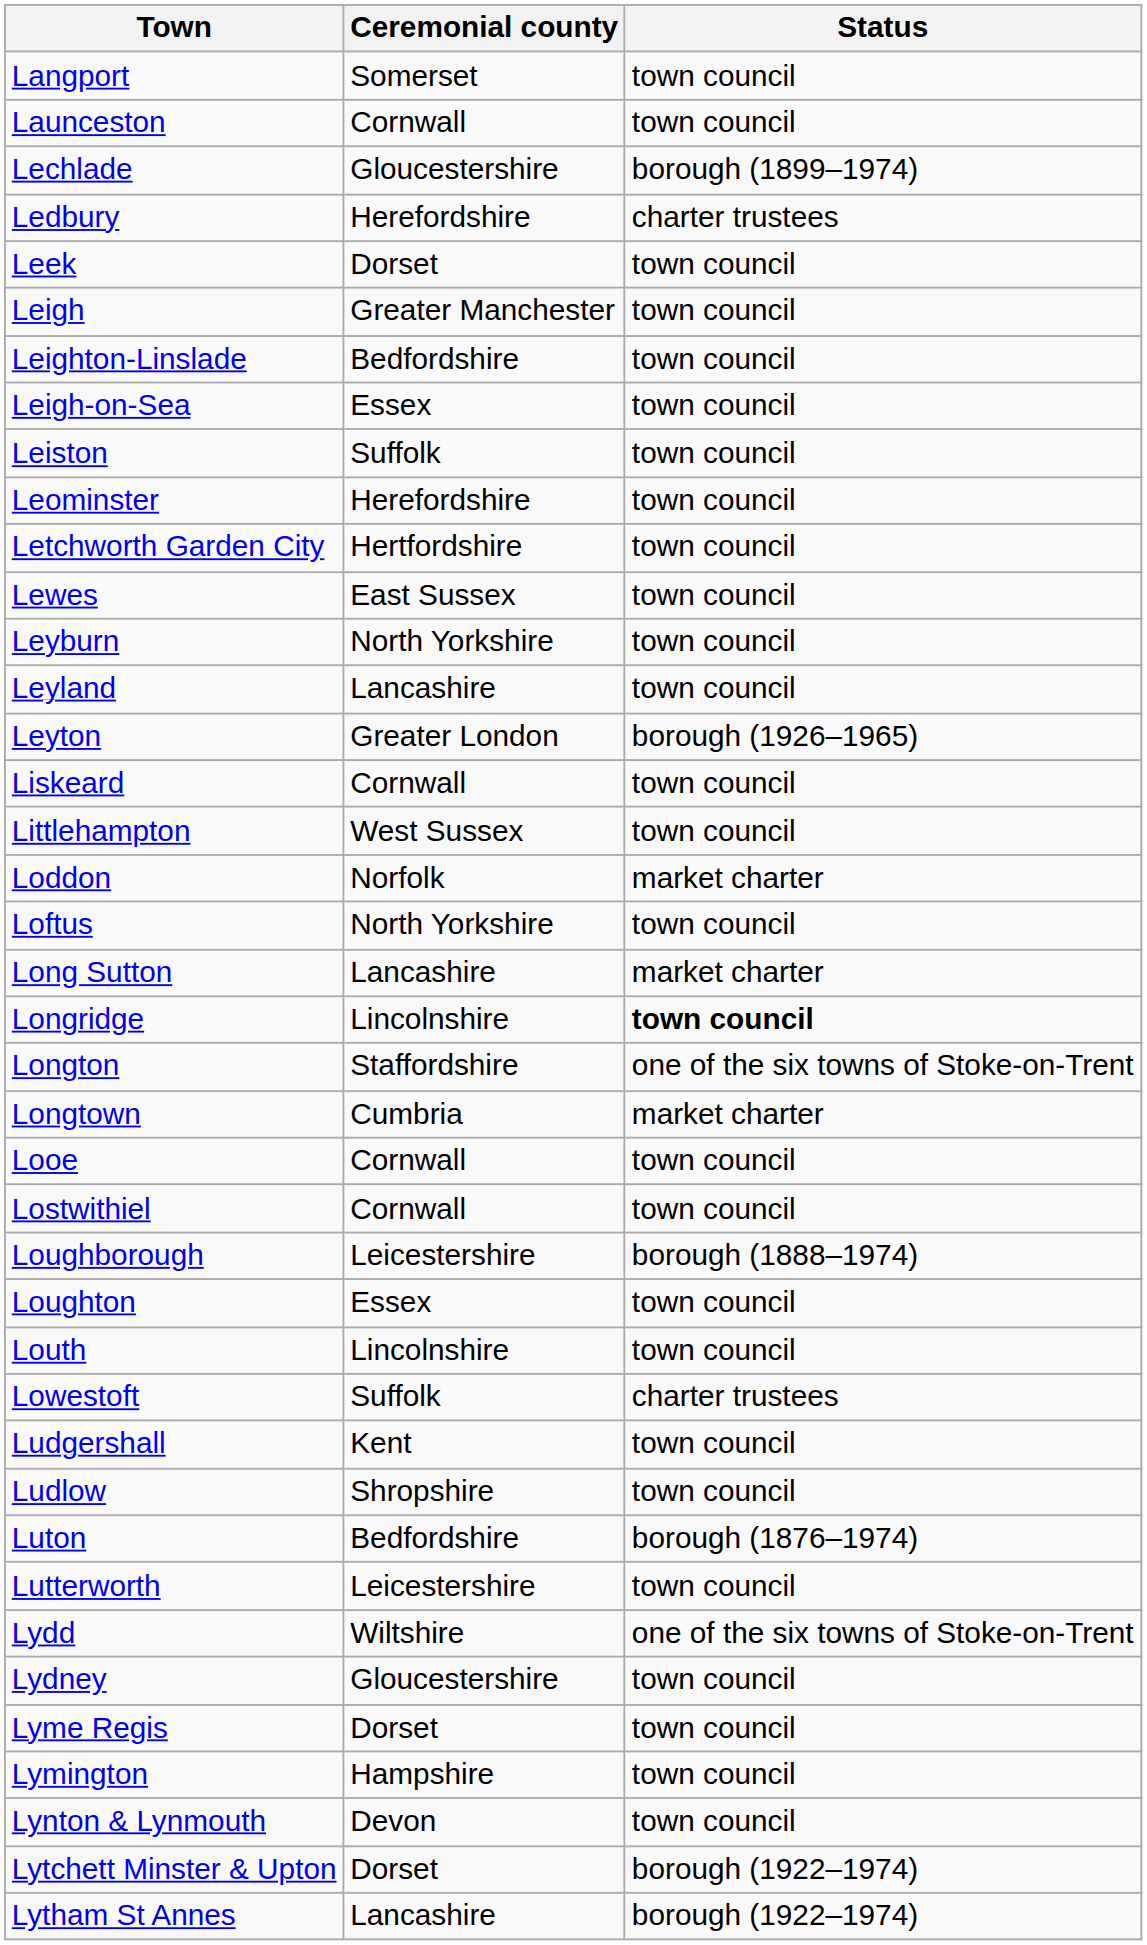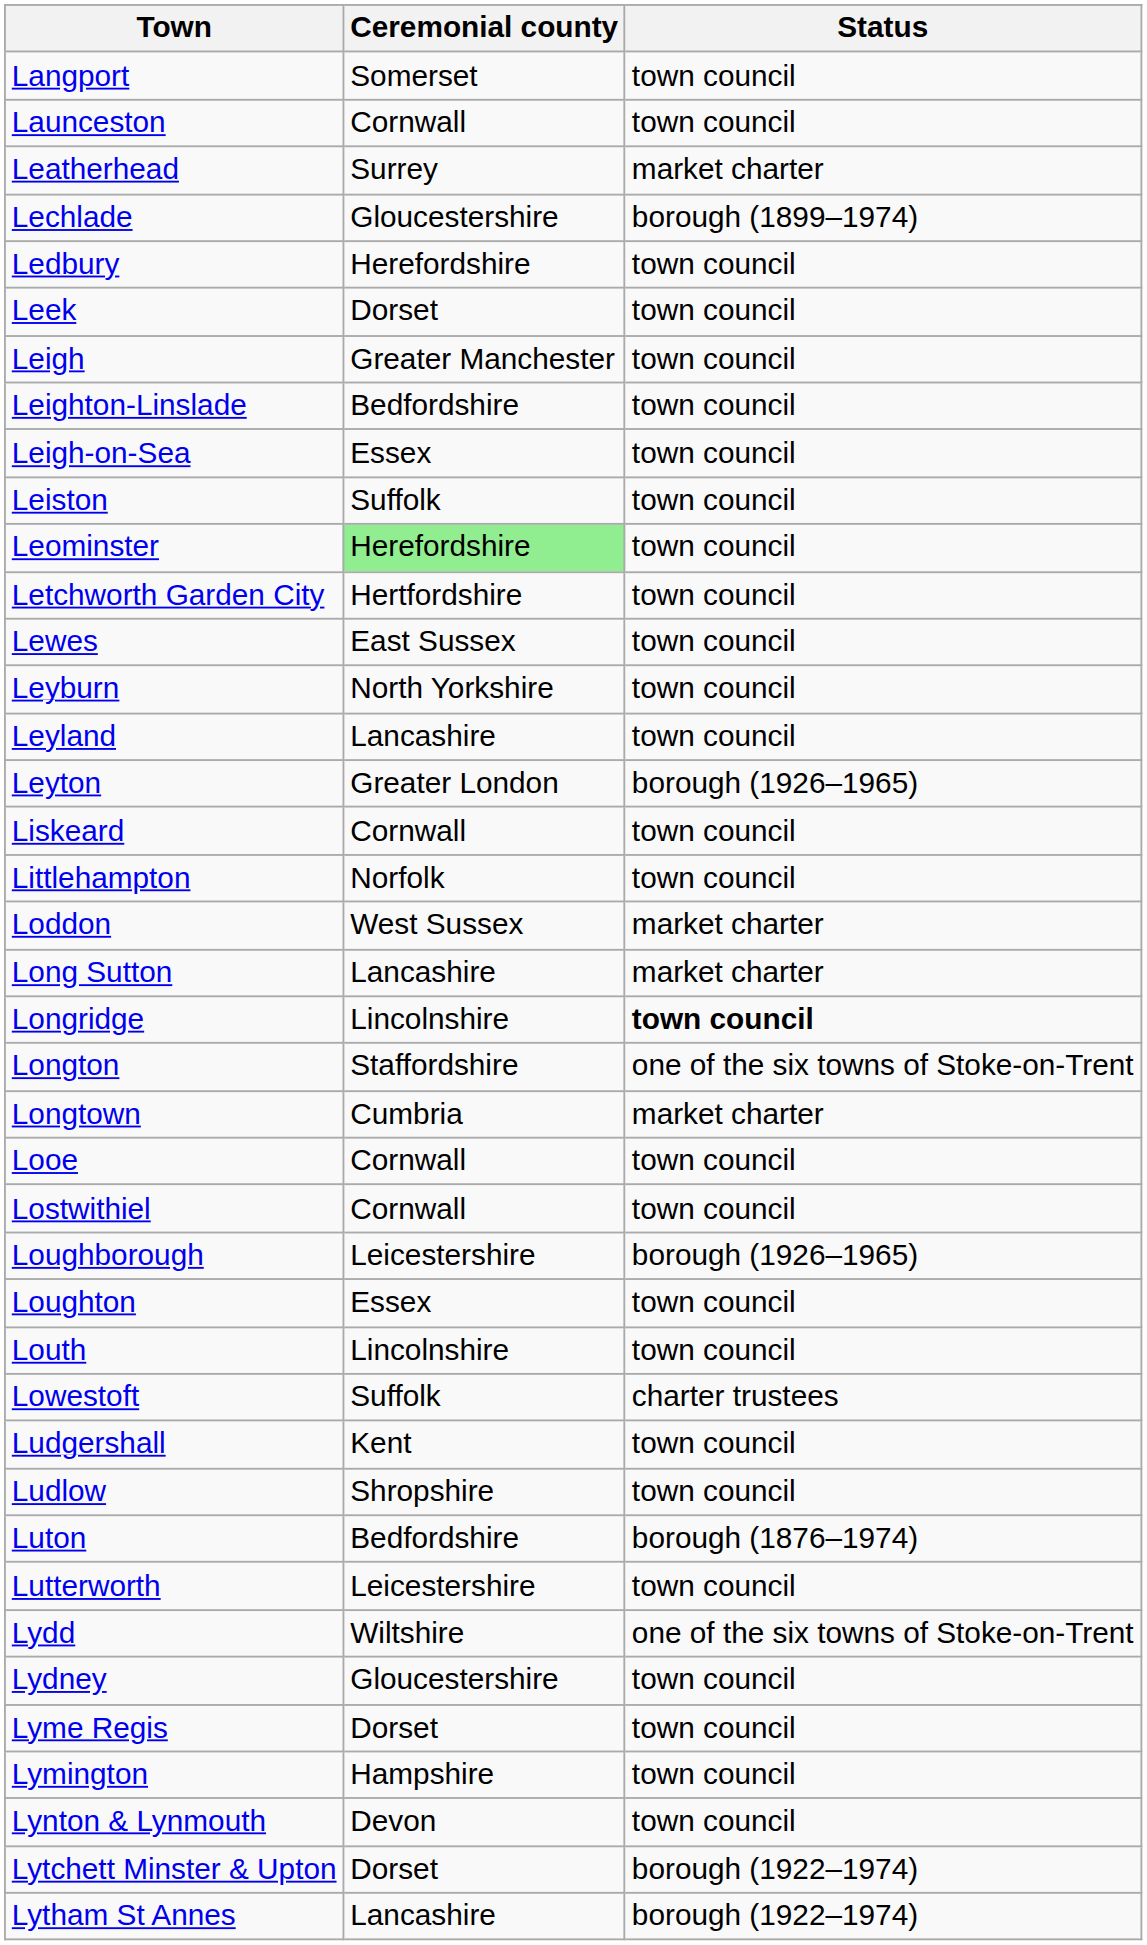+ row: (95, 169)
(735, 216) charter trustees -> (714, 264) town council
(440, 500) no background -> (440, 547) lightgreen background
(437, 830) West Sussex -> (397, 877) Norfolk
(397, 877) Norfolk -> (437, 924) West Sussex
- row: (52, 924)
(775, 1255) borough (1888–1974) -> (775, 1255) borough (1926–1965)
